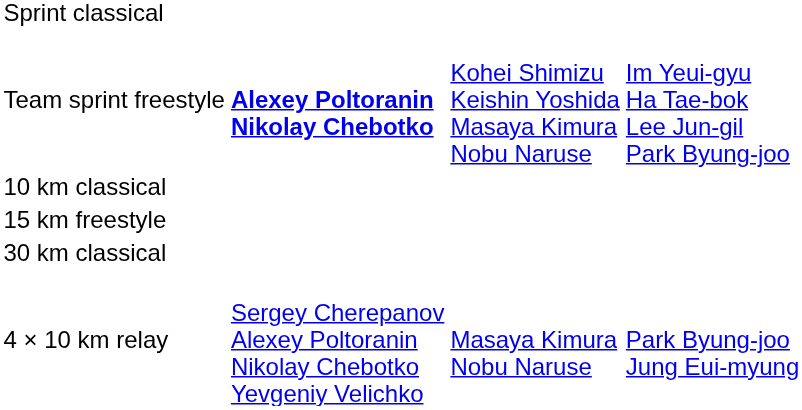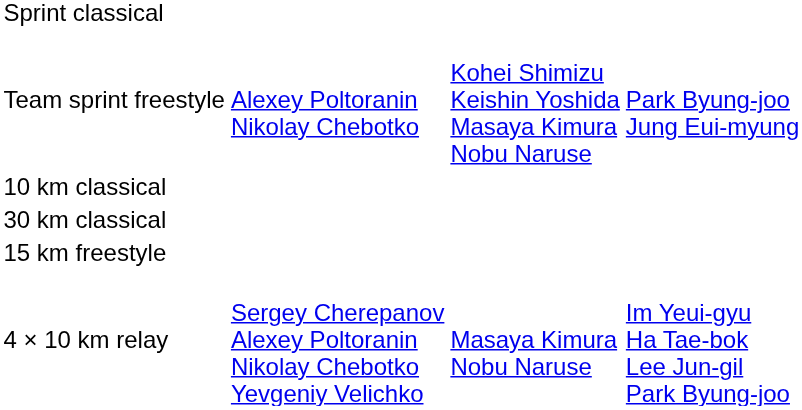(332, 113) bold -> (325, 113) normal
(708, 113) Im Yeui-gyu Ha Tae-bok Lee Jun-gil Park Byung-joo -> (713, 113) Park Byung-joo Jung Eui-myung
rows swapped: (85, 219) <-> (85, 252)
(713, 353) Park Byung-joo Jung Eui-myung -> (708, 353) Im Yeui-gyu Ha Tae-bok Lee Jun-gil Park Byung-joo
